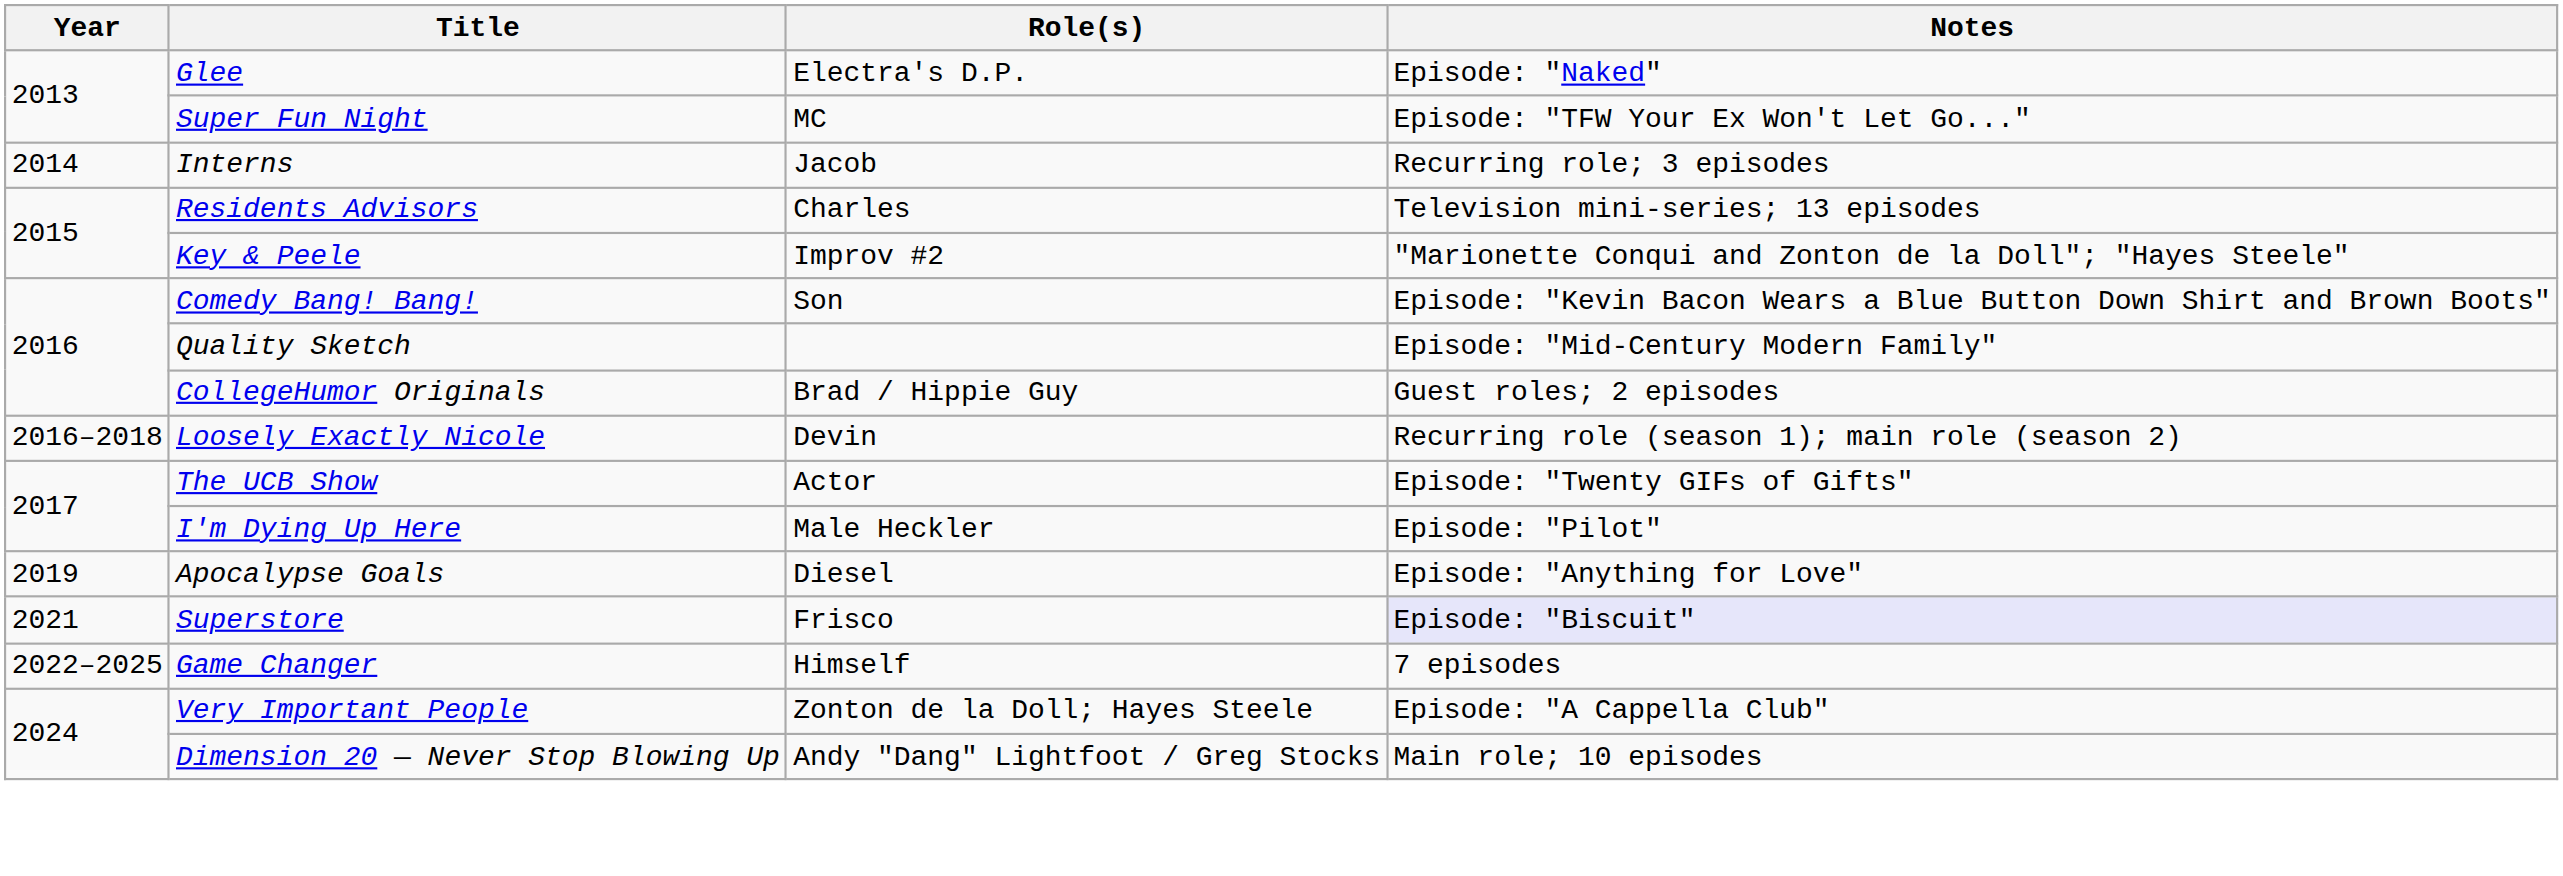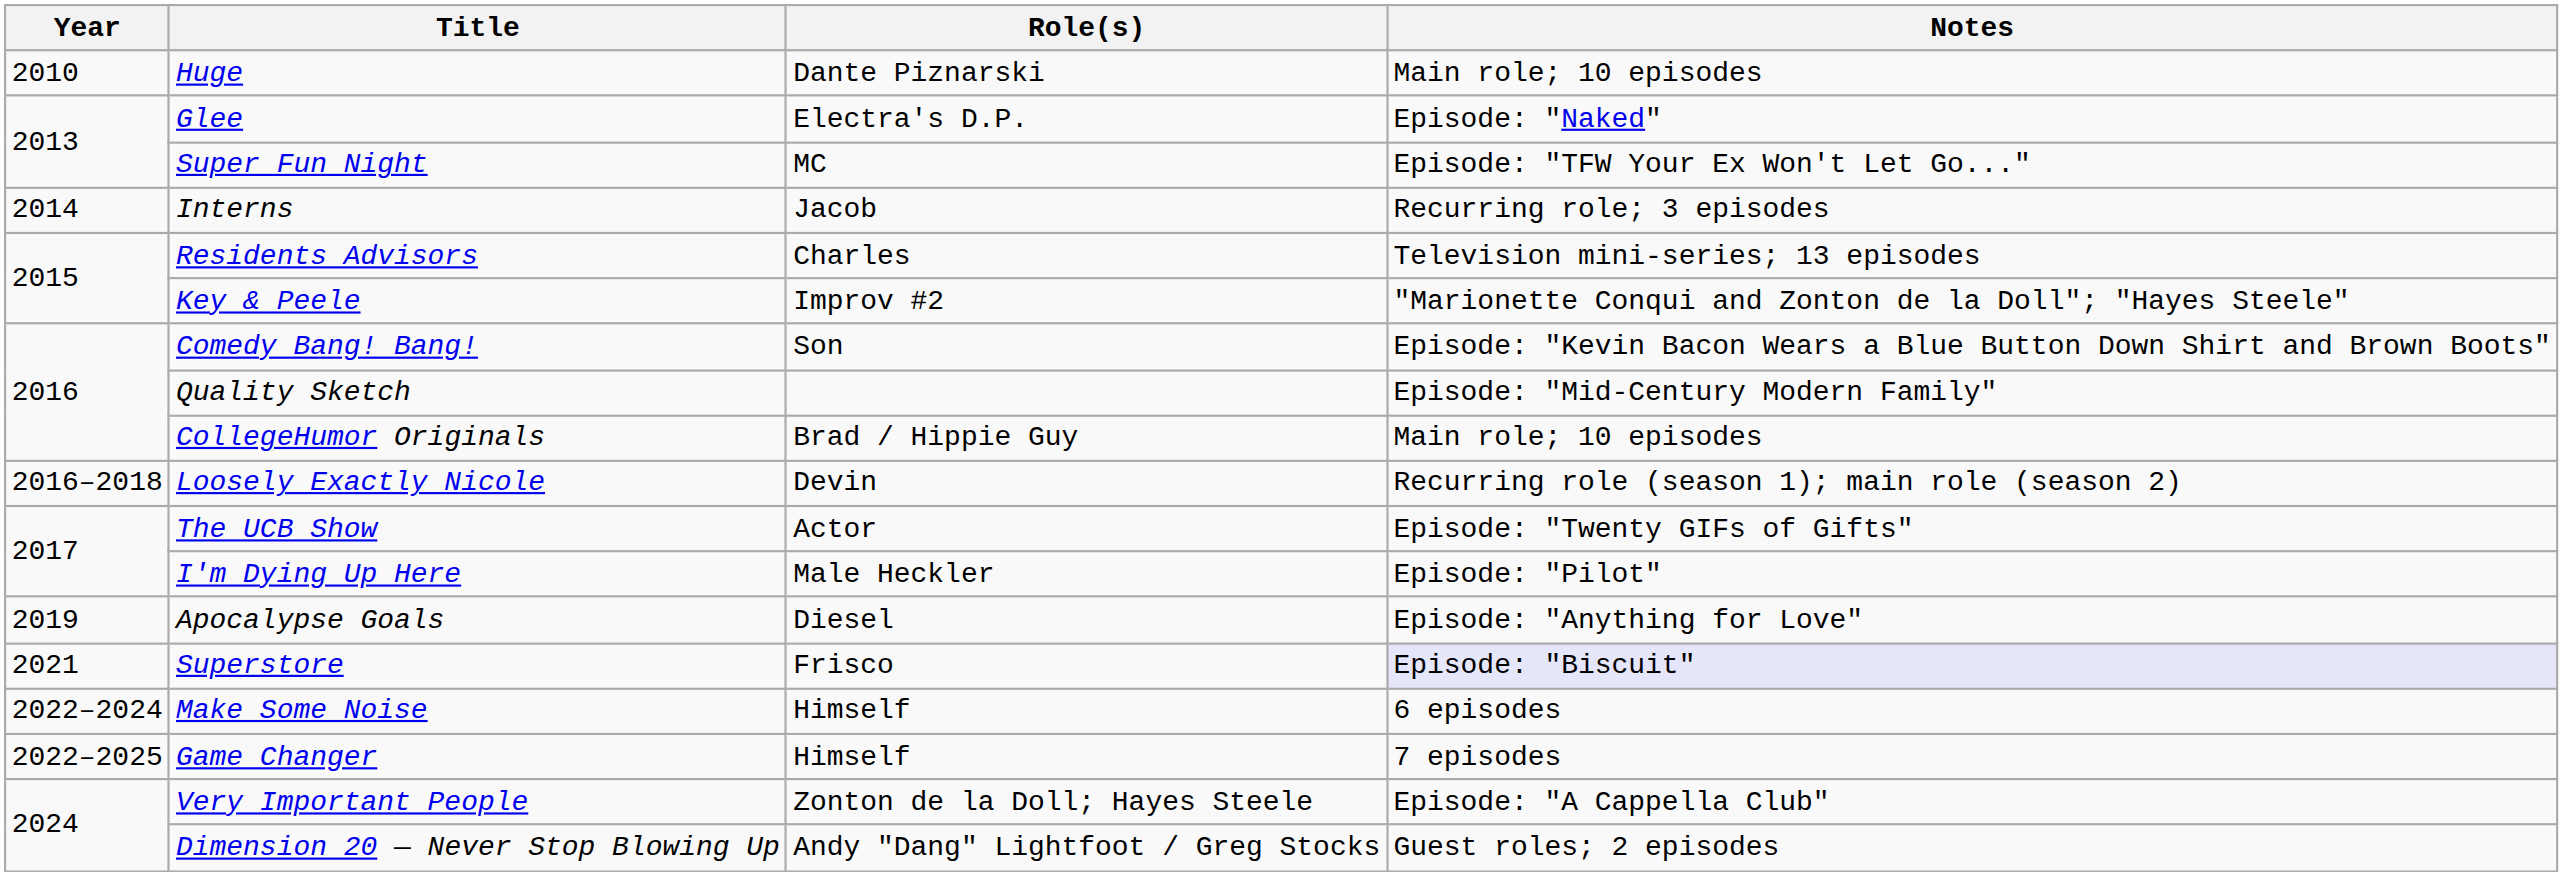+ row: (210, 73)
(1586, 392) Guest roles; 2 episodes -> (1578, 438) Main role; 10 episodes
+ row: (302, 711)
(1578, 757) Main role; 10 episodes -> (1586, 848) Guest roles; 2 episodes
